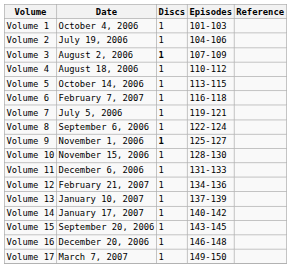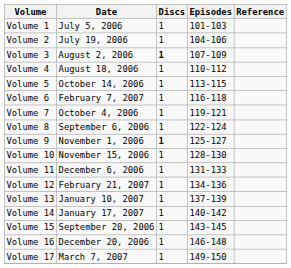(98, 26) October 4, 2006 -> (90, 26) July 5, 2006
(90, 112) July 5, 2006 -> (98, 112) October 4, 2006
